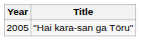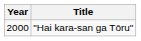(18, 28) 2005 -> (18, 28) 2000
